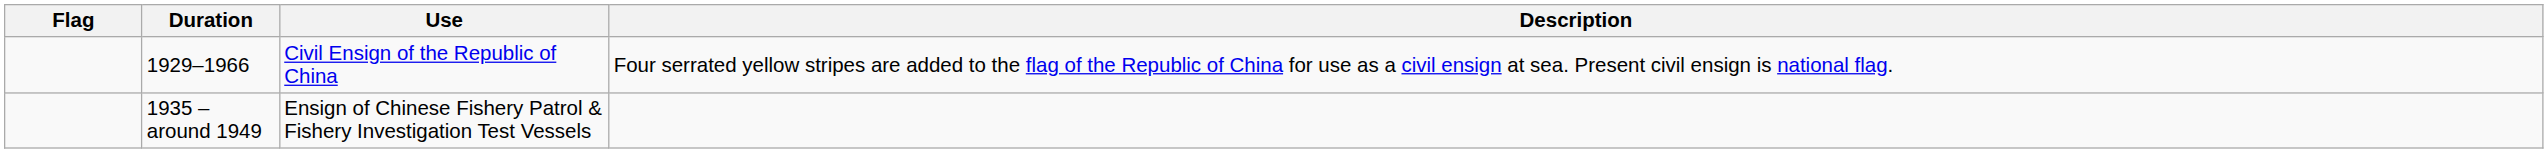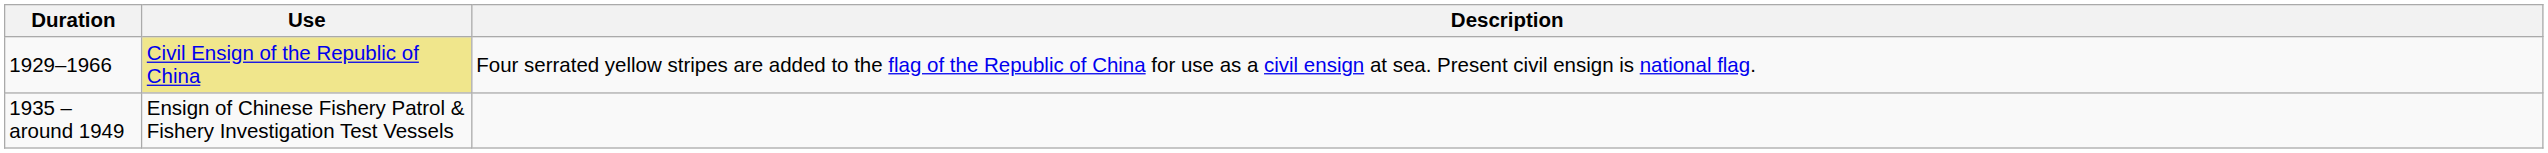- column: (73, 20)
(420, 64) no background -> (283, 64) khaki background
